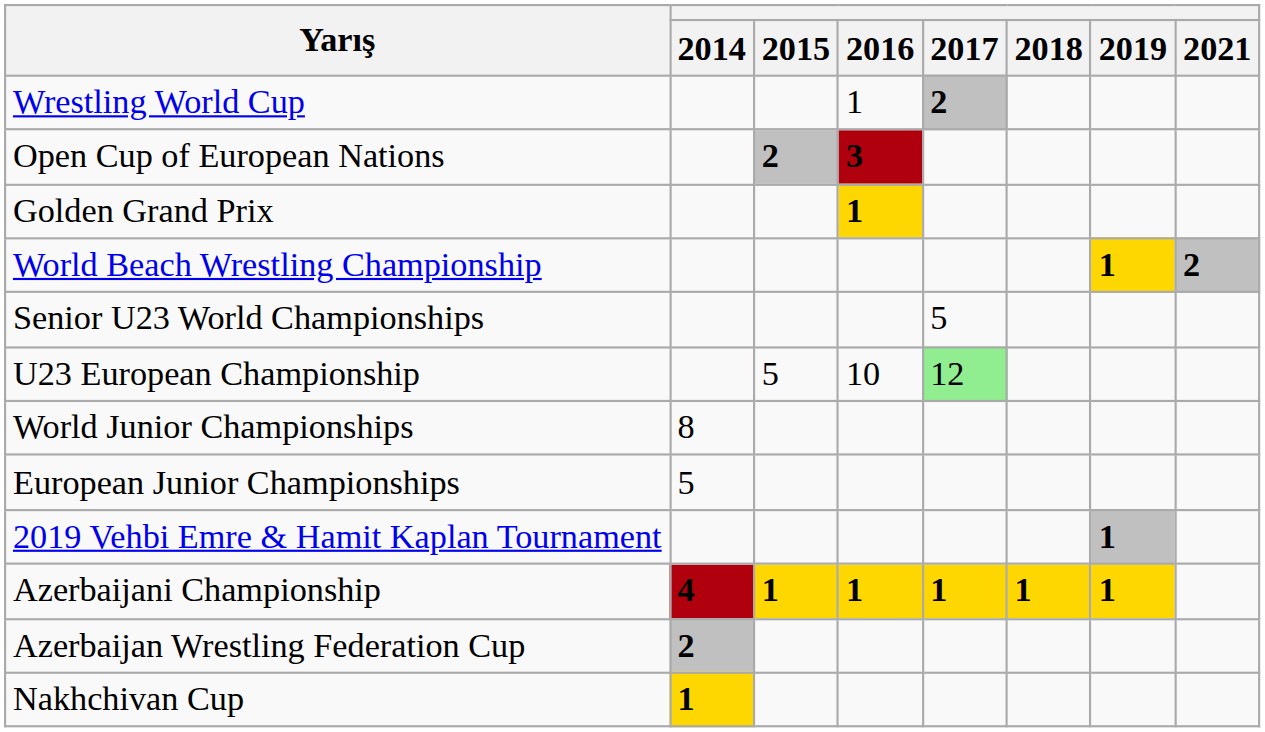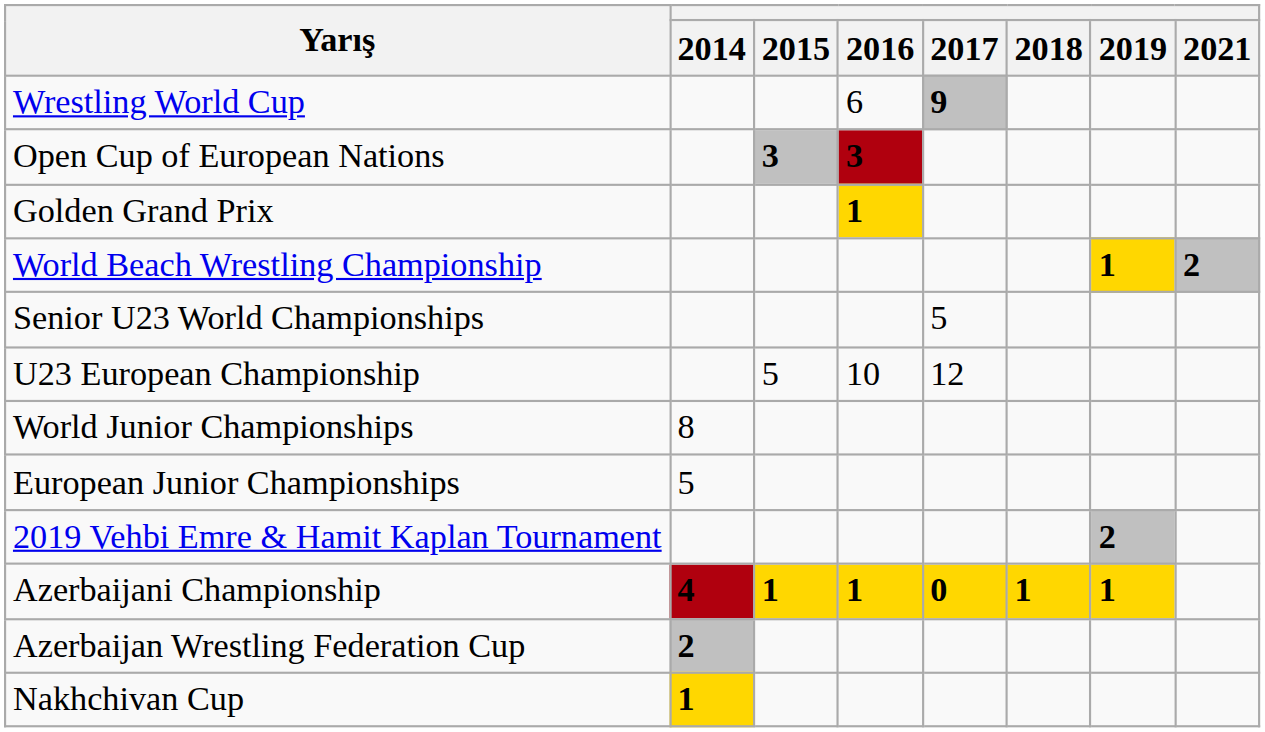(855, 101) 1 -> (855, 101) 6
(939, 101) 2 -> (939, 101) 9
(770, 156) 2 -> (770, 156) 3
(947, 373) lightgreen background -> (947, 373) no background
(1107, 536) 1 -> (1107, 536) 2
(939, 590) 1 -> (939, 590) 0
